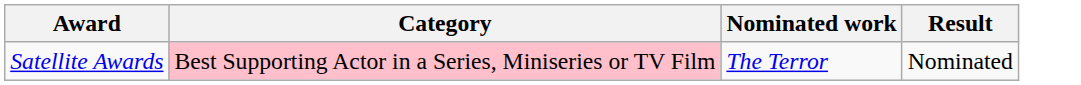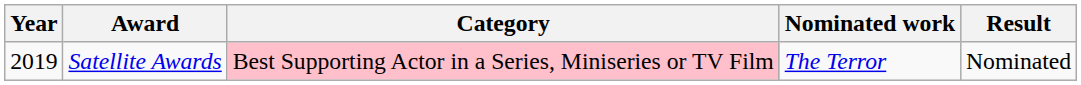+ column: (34, 23)
